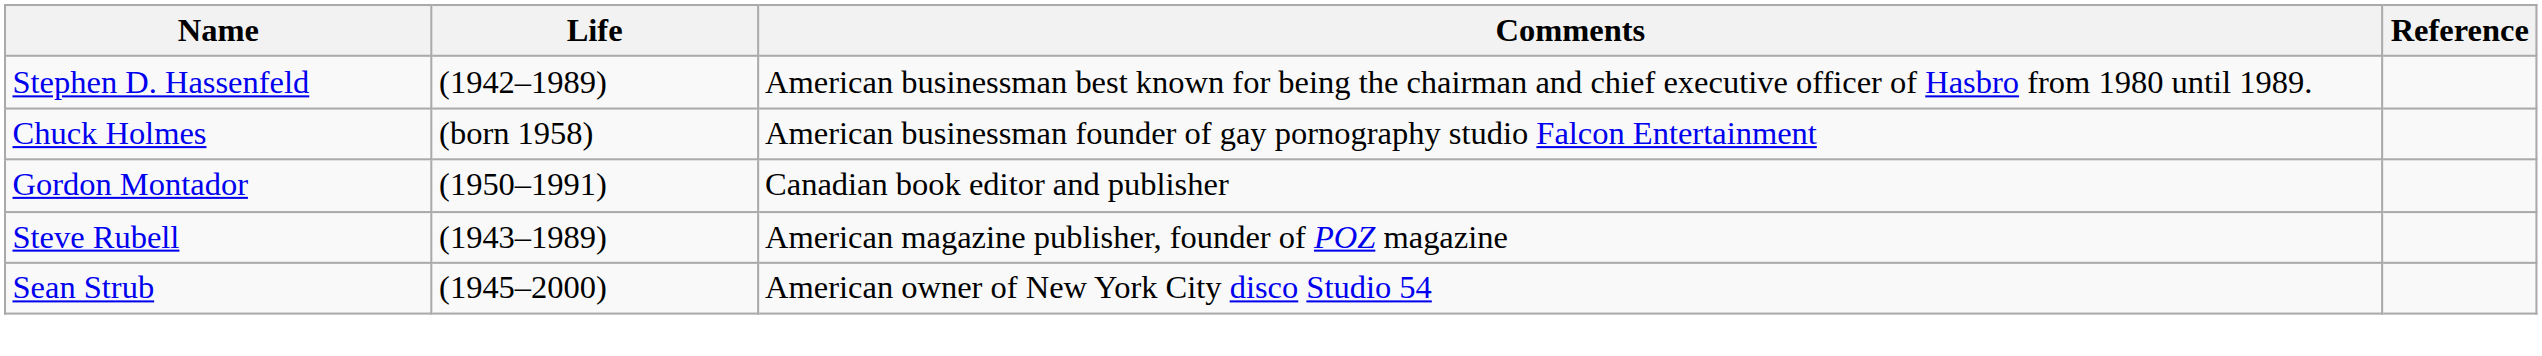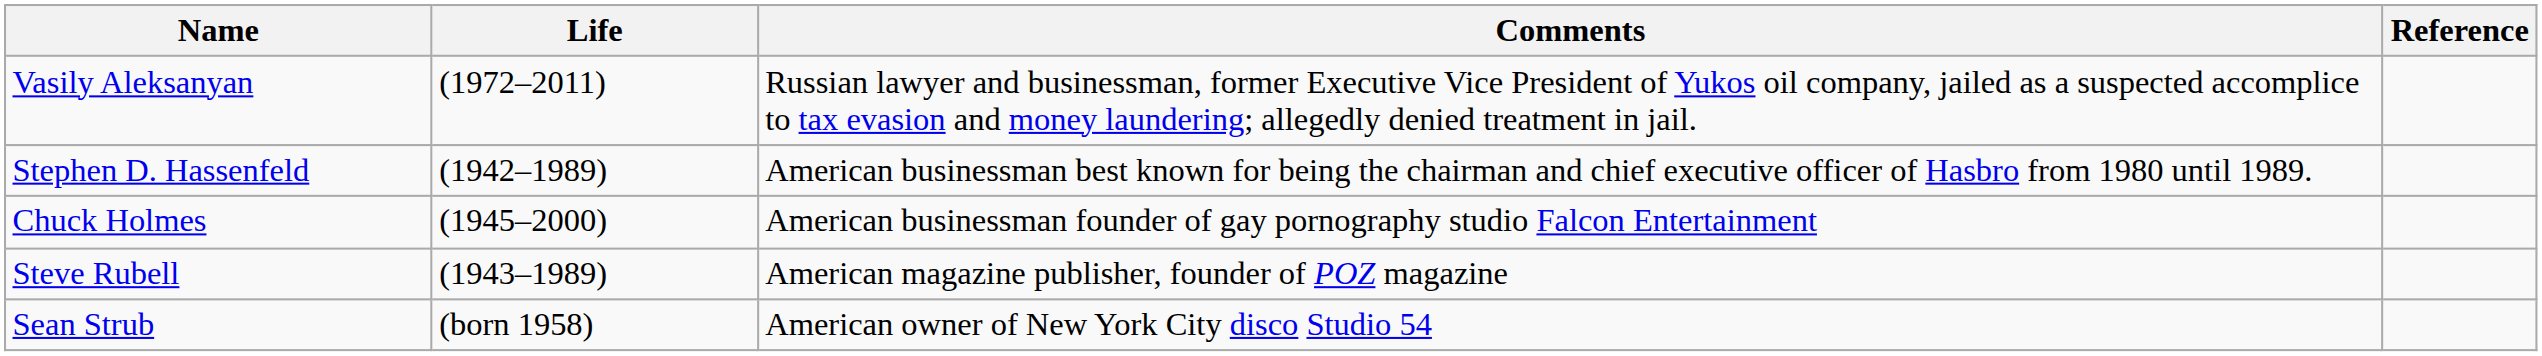+ row: (133, 81)
(516, 133) (born 1958) -> (523, 221) (1945–2000)
- row: (130, 184)
(523, 287) (1945–2000) -> (516, 324) (born 1958)
